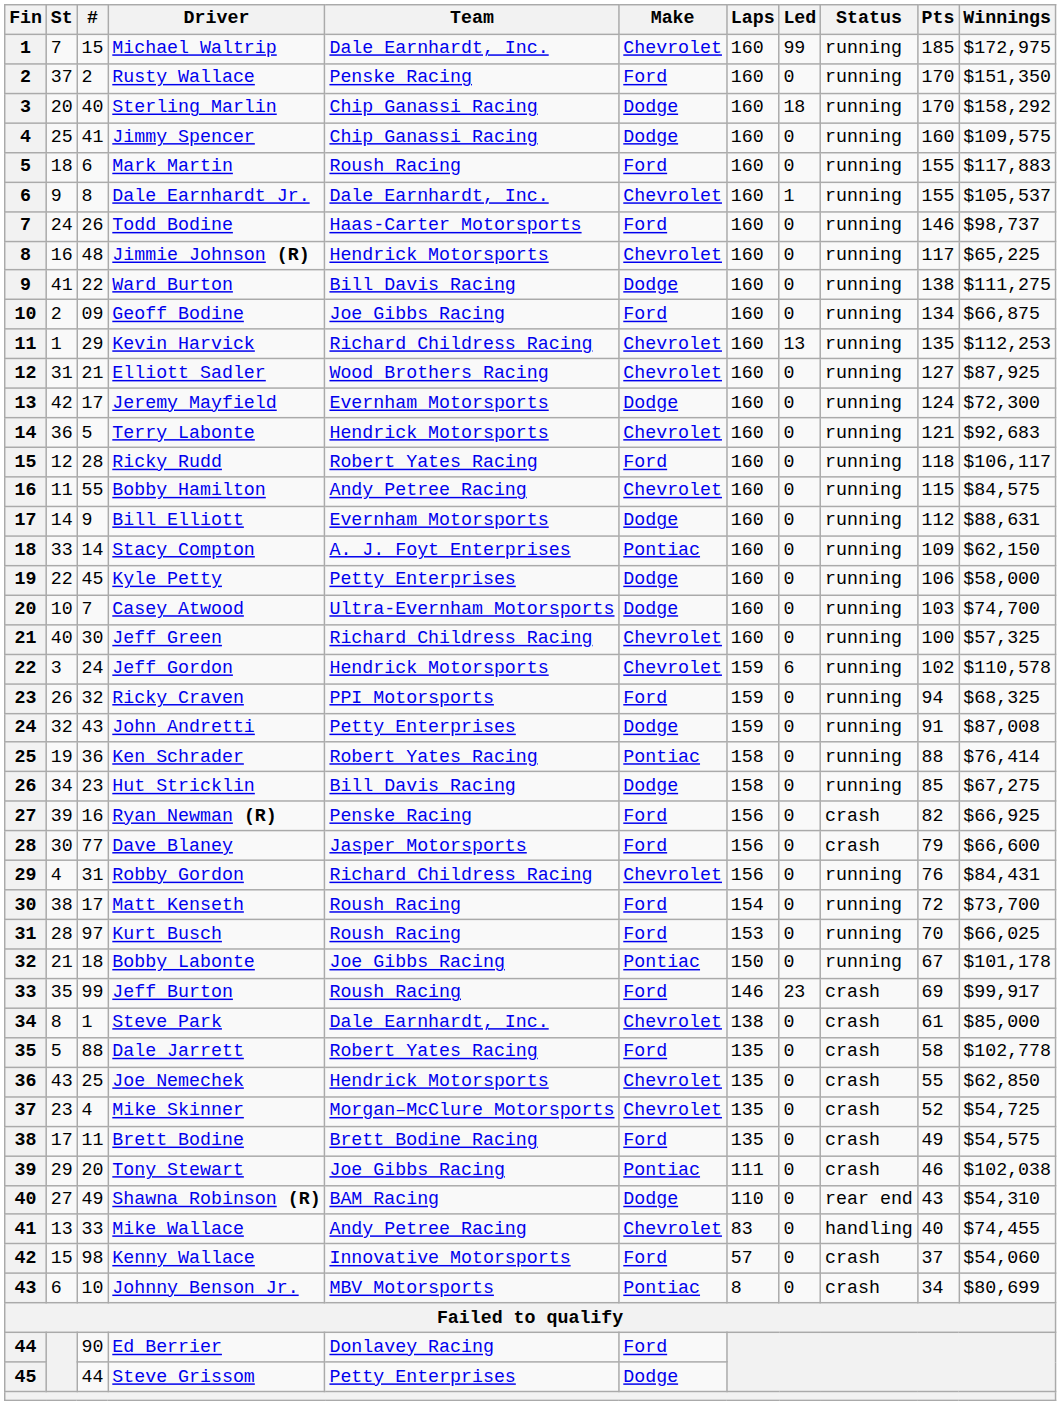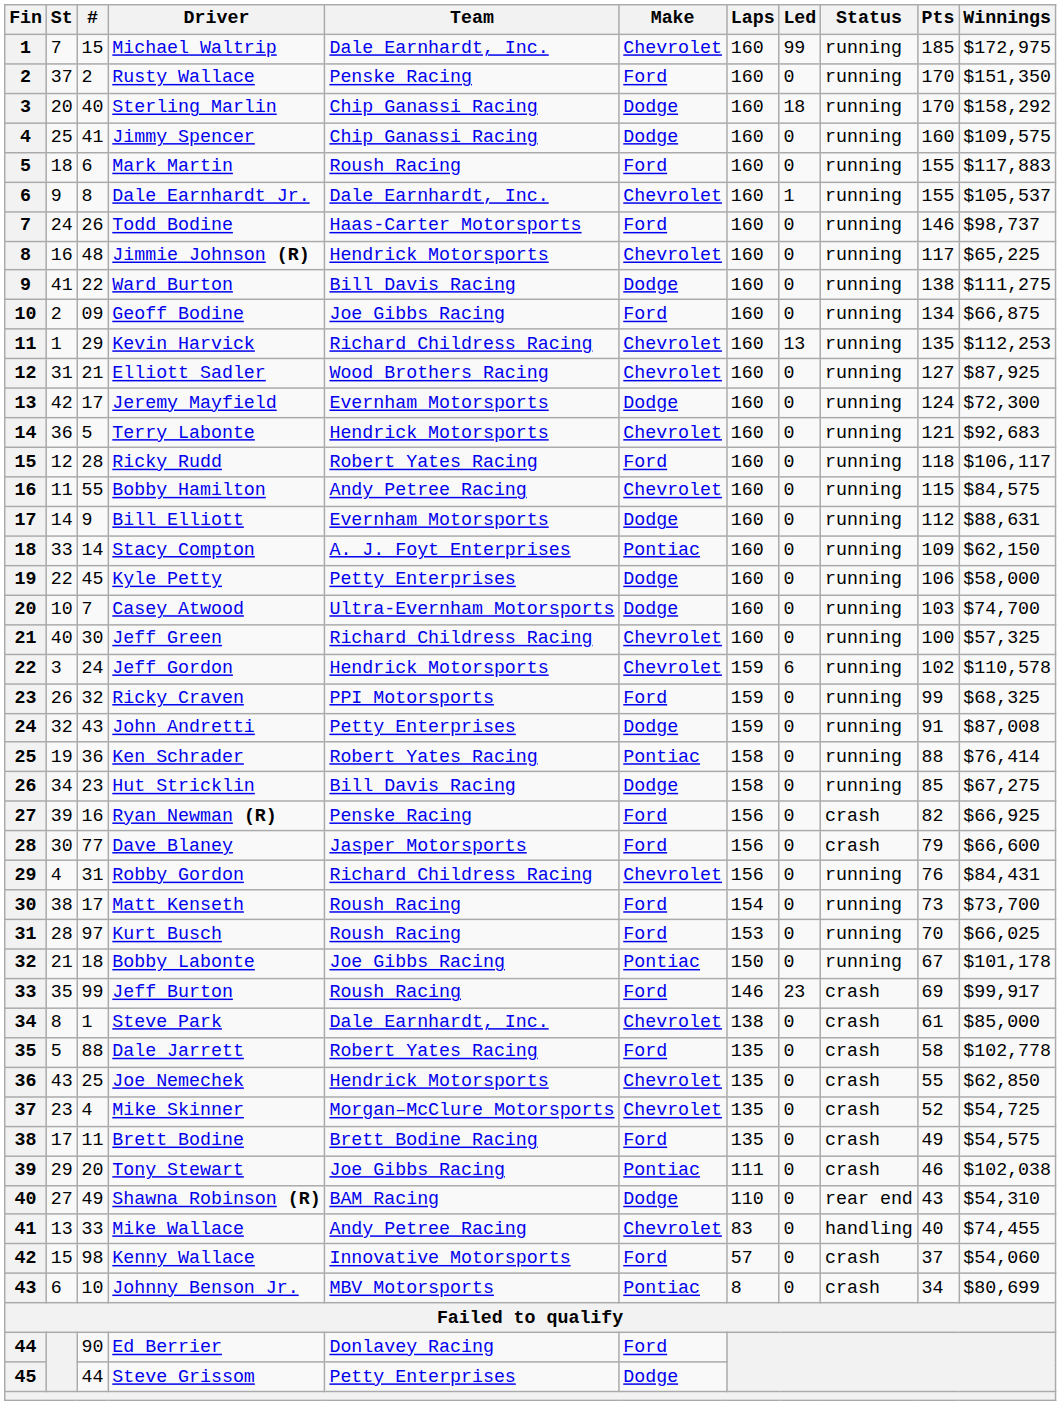(933, 699) 94 -> (933, 699) 99
(933, 905) 72 -> (933, 905) 73
